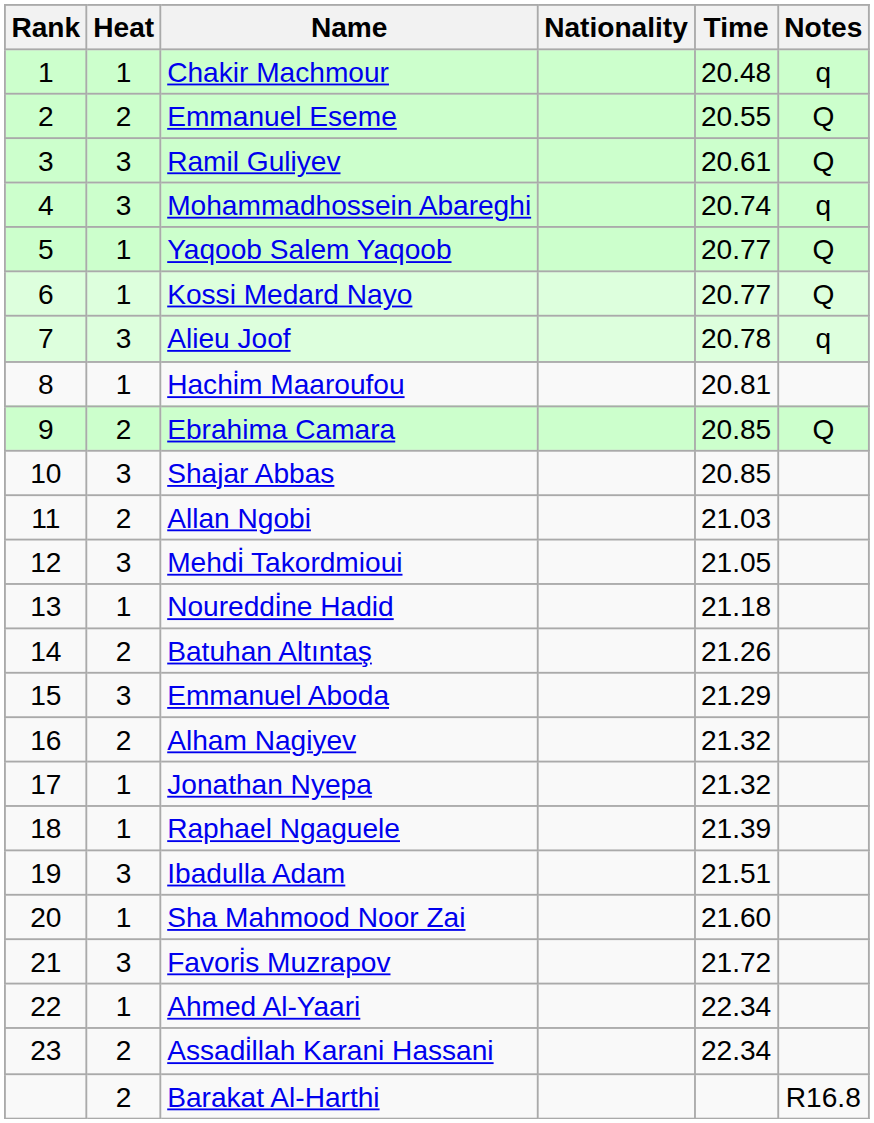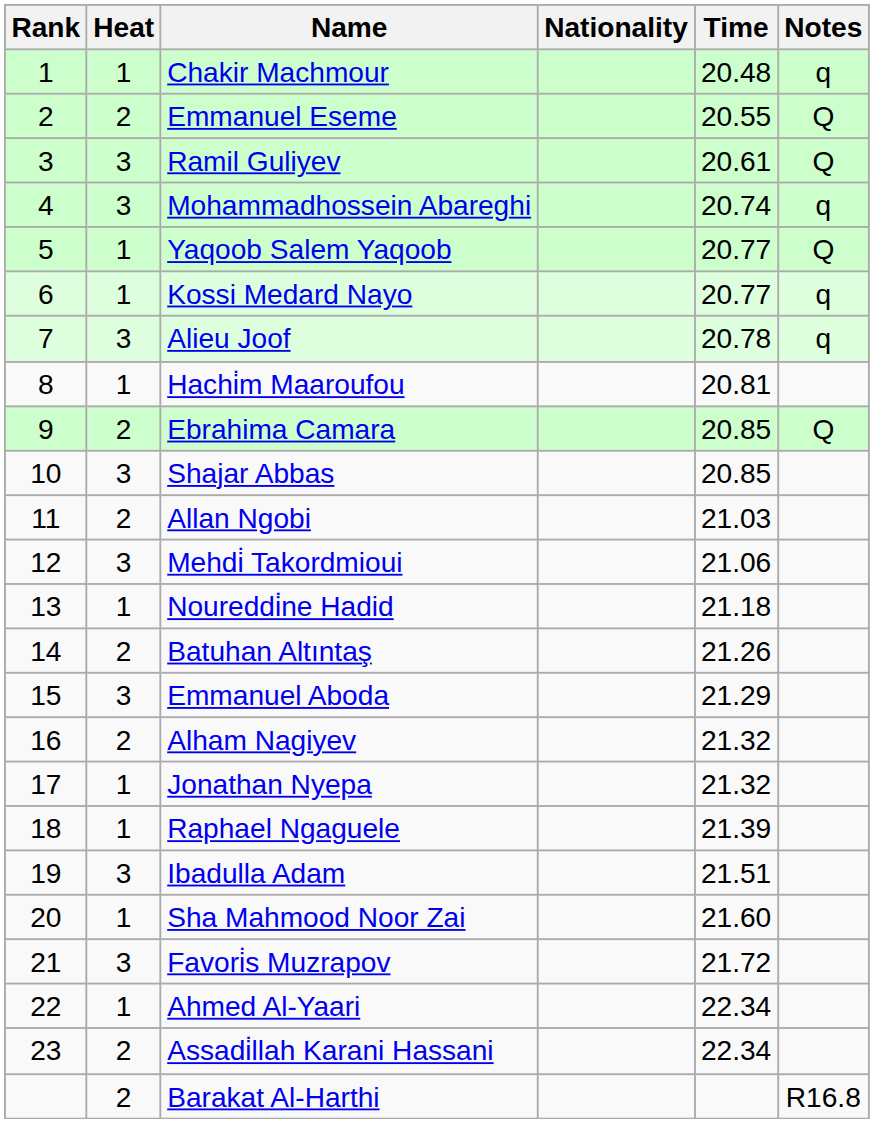(823, 294) Q -> (823, 294) q
(736, 562) 21.05 -> (736, 562) 21.06
